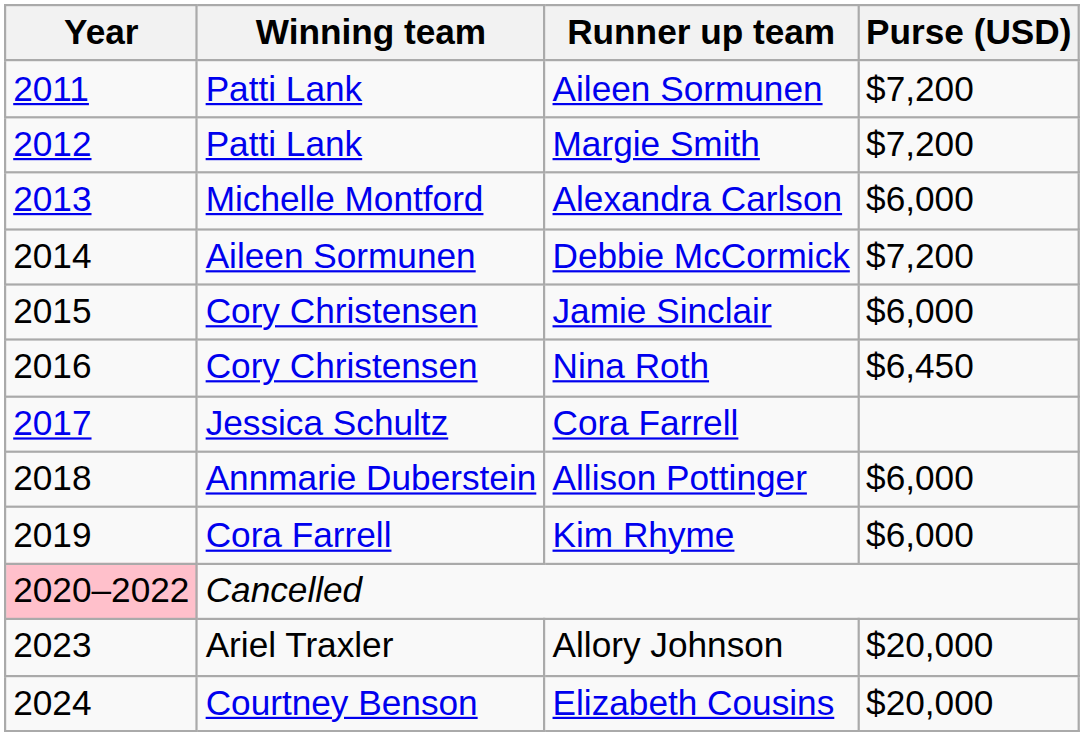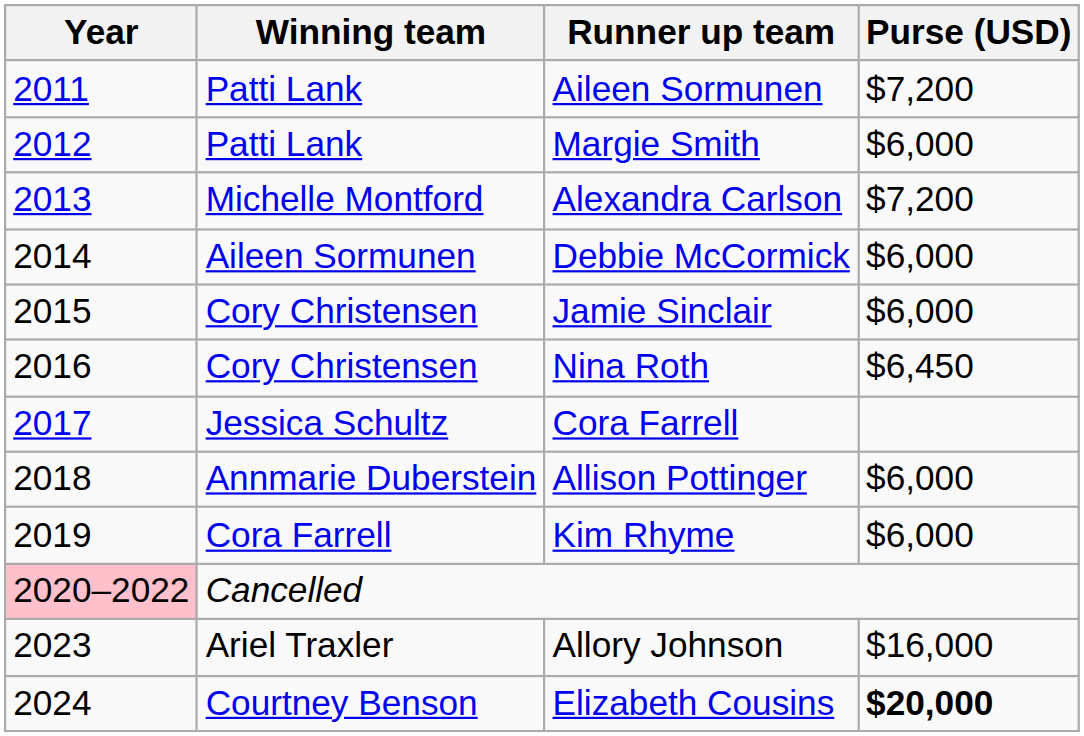(920, 144) $7,200 -> (920, 144) $6,000
(920, 199) $6,000 -> (920, 199) $7,200
(920, 255) $7,200 -> (920, 255) $6,000
(930, 646) $20,000 -> (930, 646) $16,000
(930, 702) normal -> (930, 702) bold
